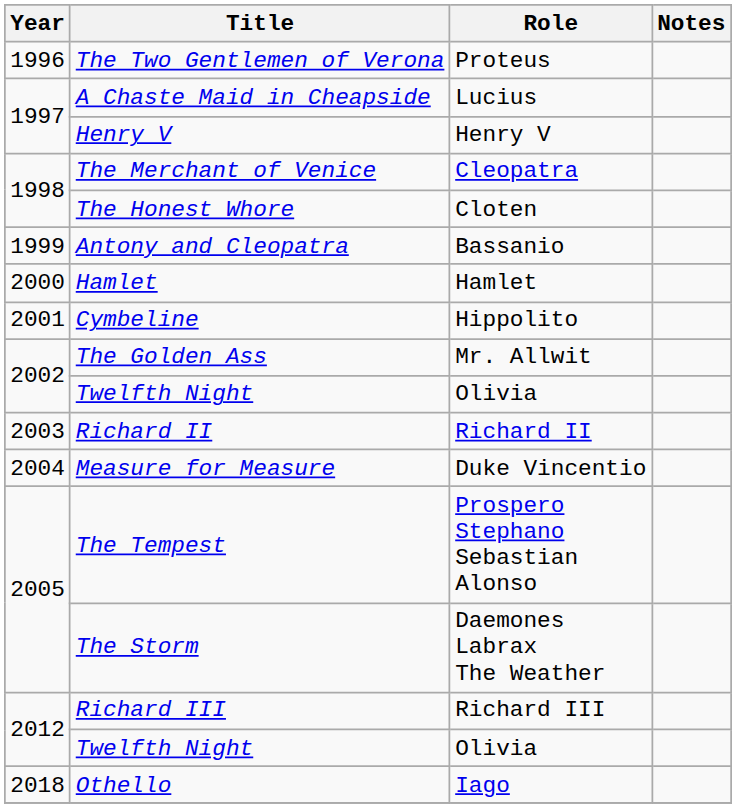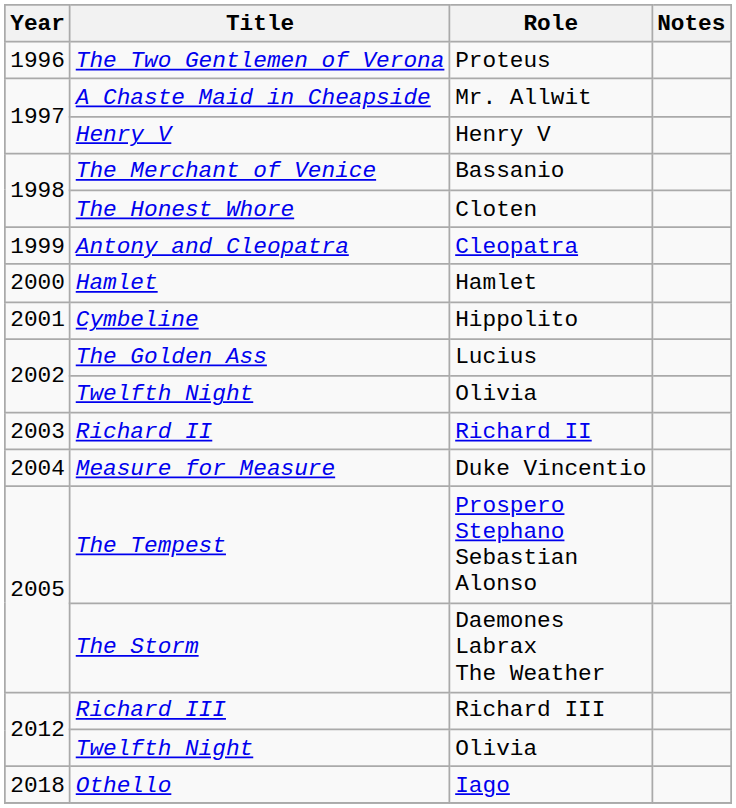(496, 98) Lucius -> (523, 98) Mr. Allwit
(517, 172) Cleopatra -> (510, 172) Bassanio
(510, 246) Bassanio -> (517, 246) Cleopatra
(523, 357) Mr. Allwit -> (496, 357) Lucius
